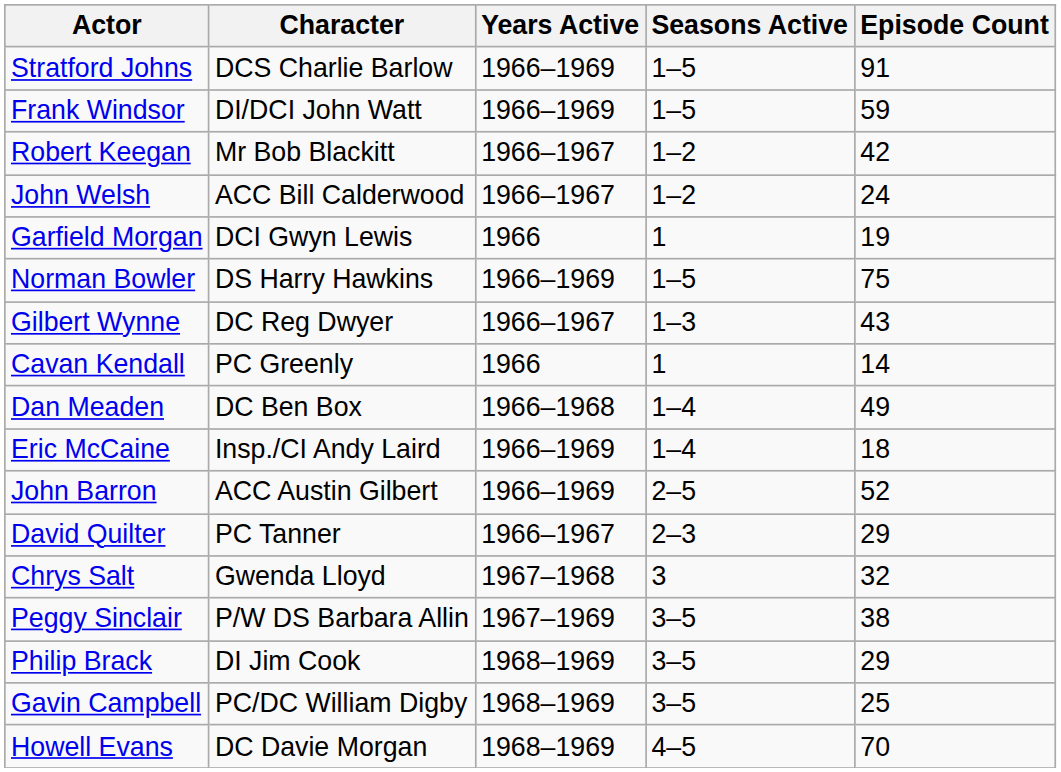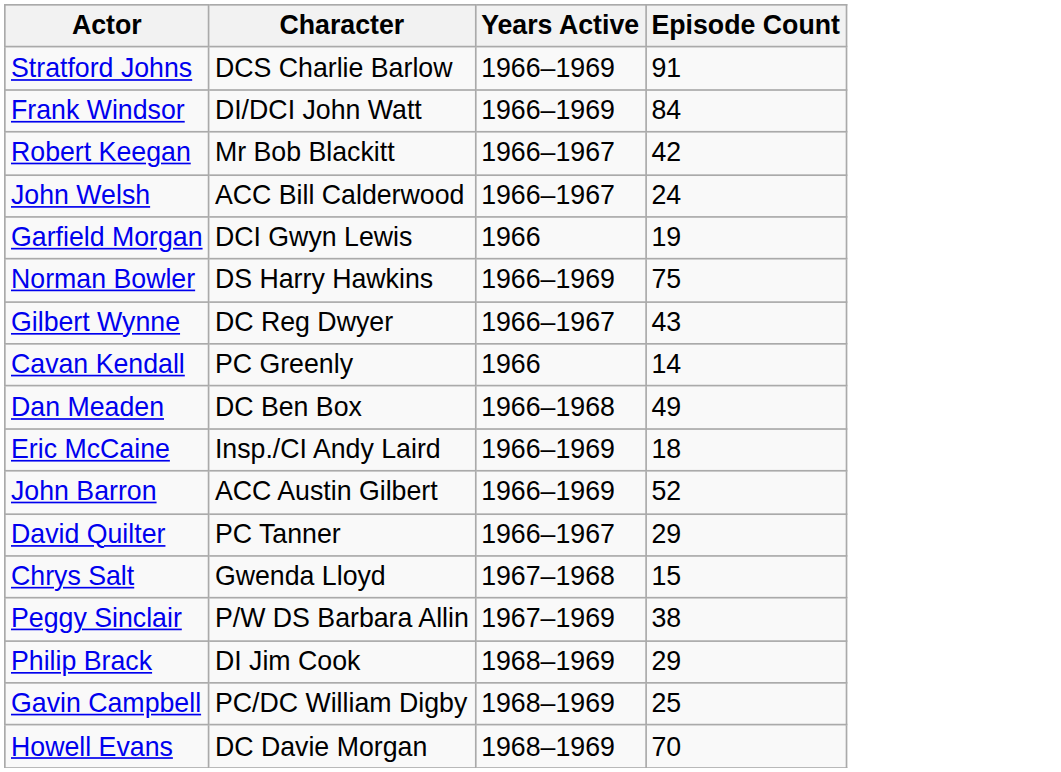- column: (750, 25)
(875, 110) 59 -> (666, 110) 84
(875, 576) 32 -> (666, 576) 15
